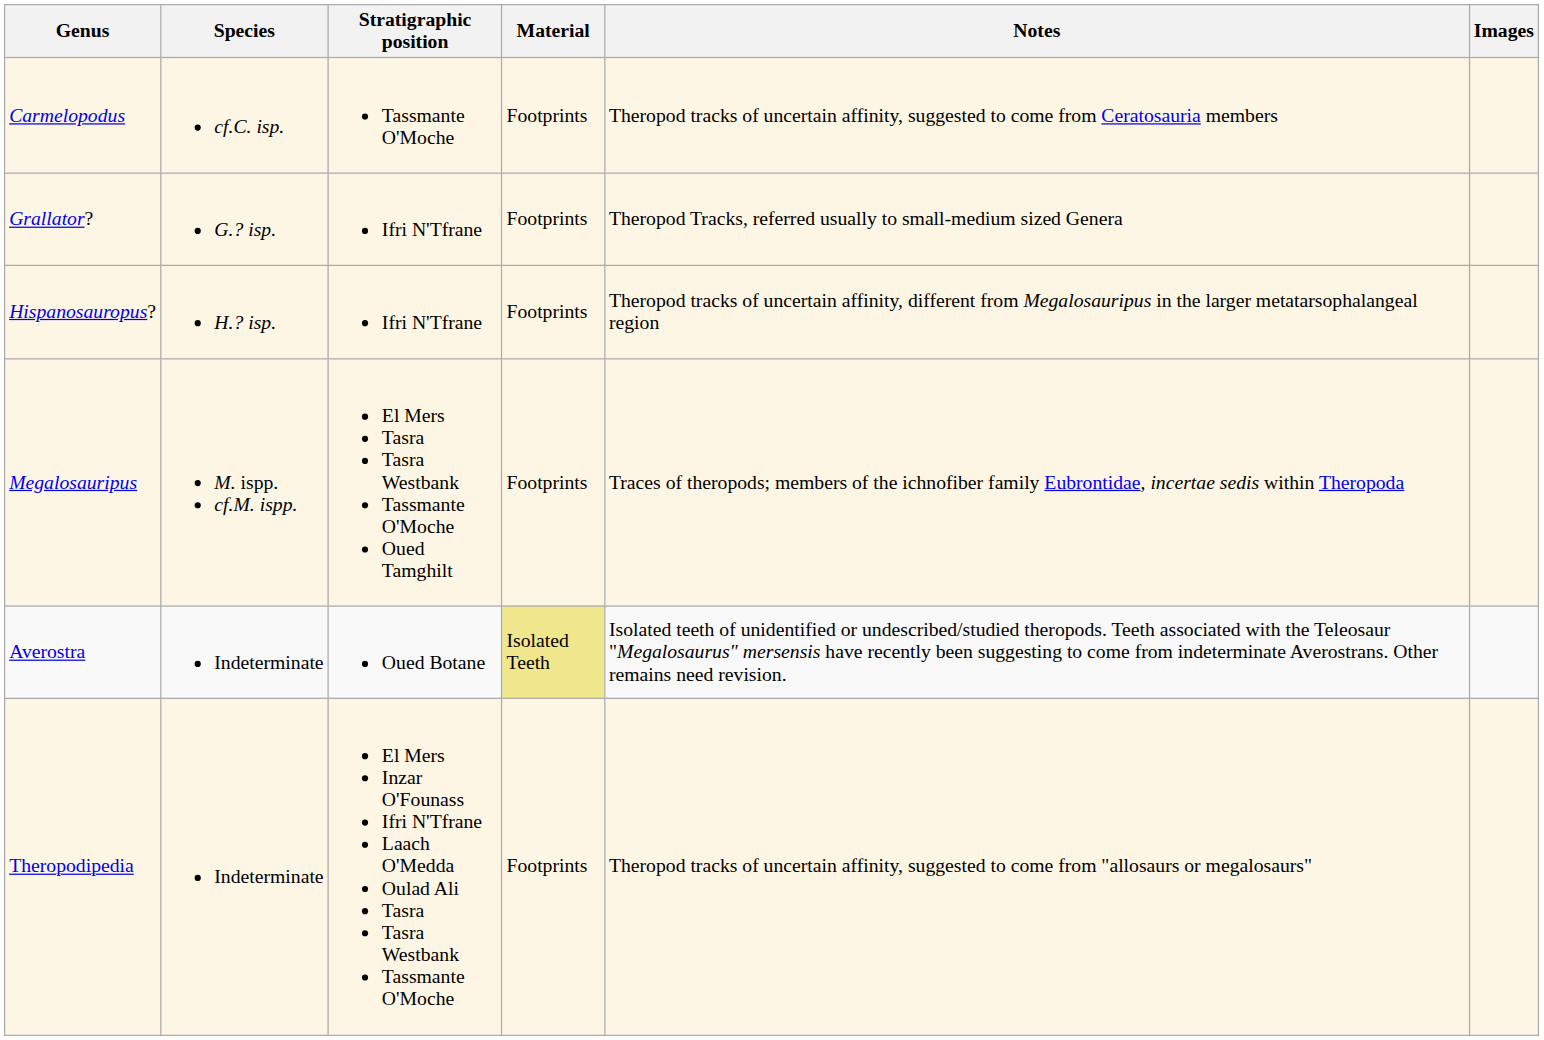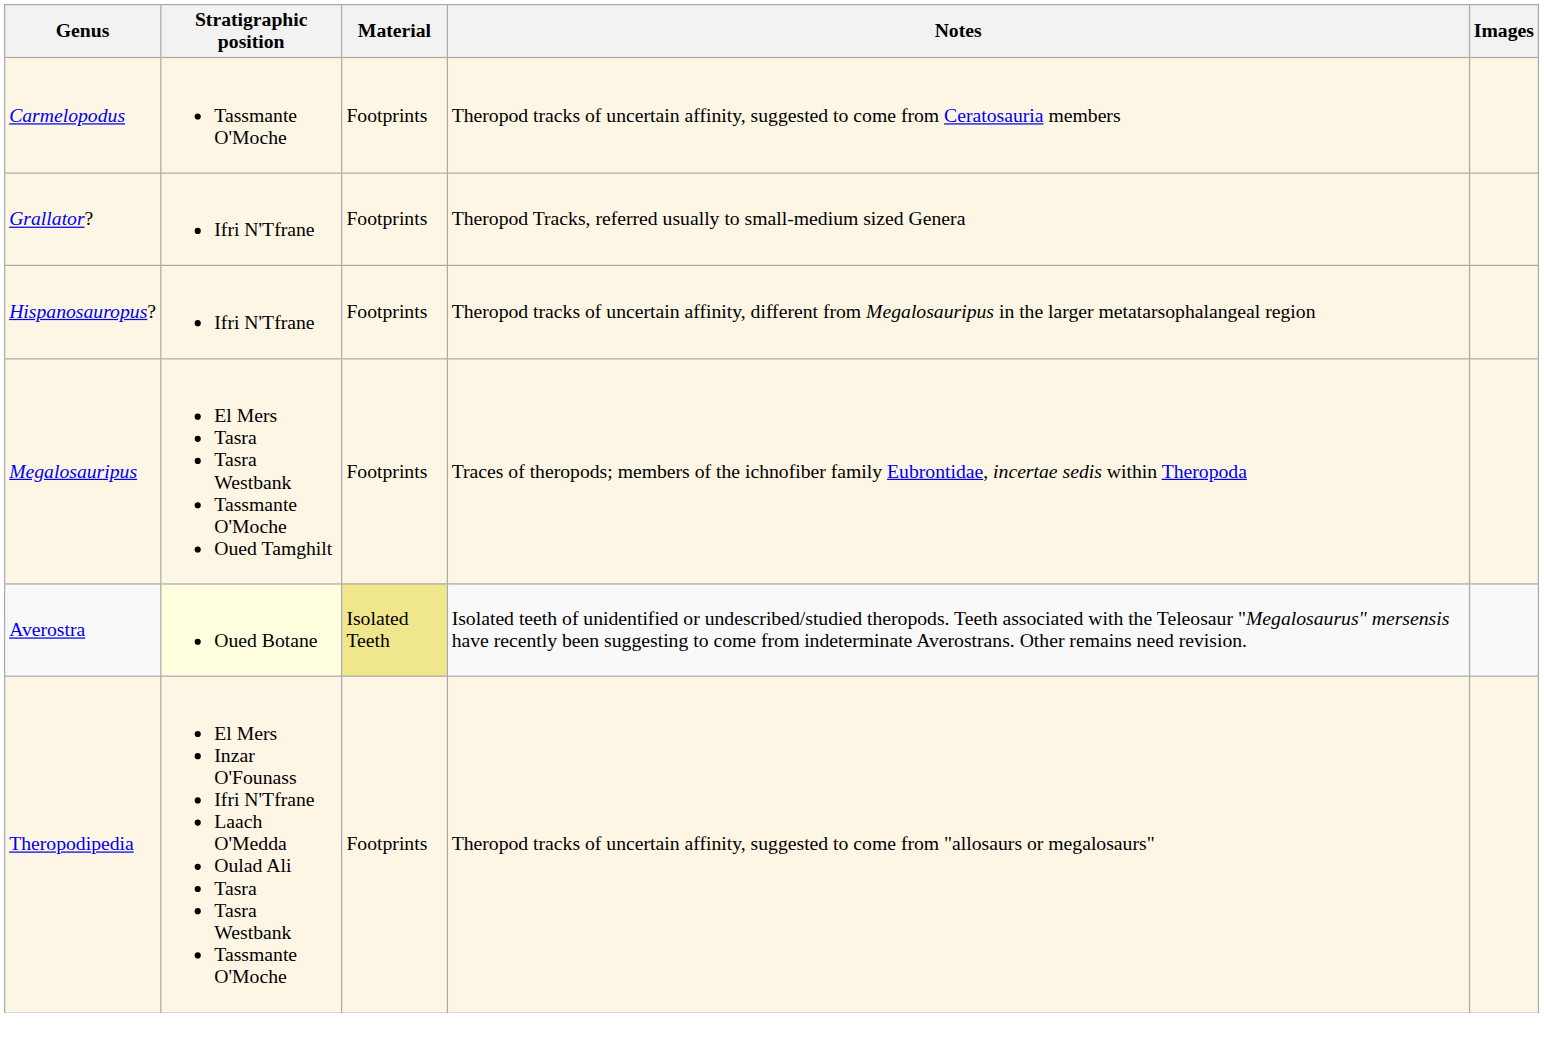- column: (244, 31)
(415, 663) no background -> (251, 641) lightyellow background
